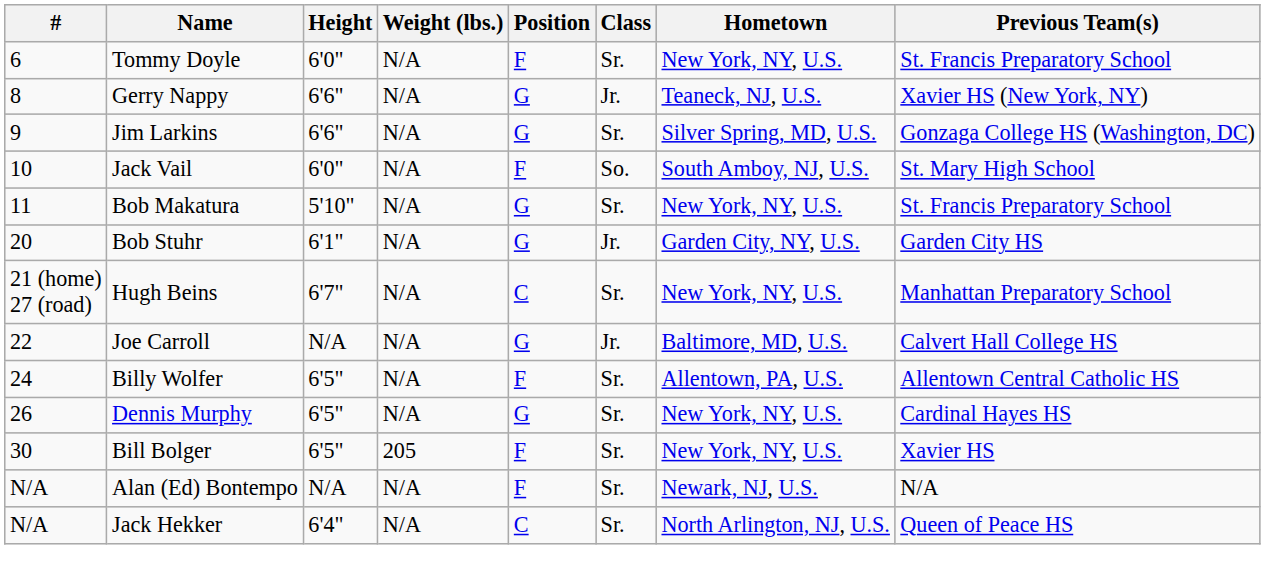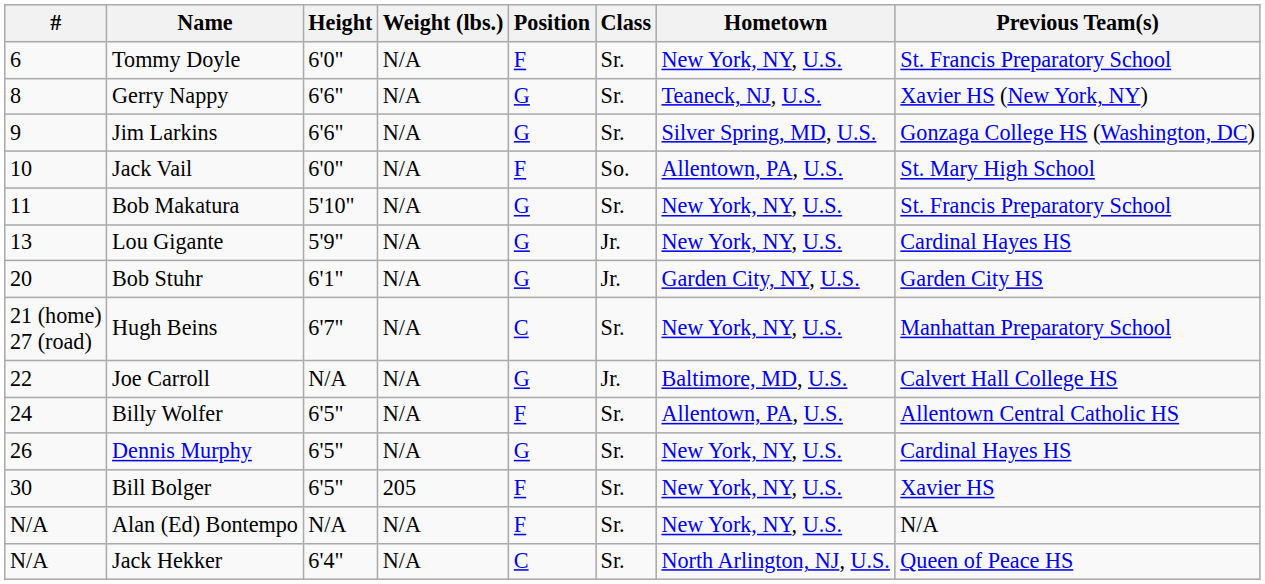(611, 96) Jr. -> (613, 96) Sr.
(765, 169) South Amboy, NJ, U.S. -> (752, 169) Allentown, PA, U.S.
+ row: (168, 242)
(740, 488) Newark, NJ, U.S. -> (752, 524) New York, NY, U.S.
